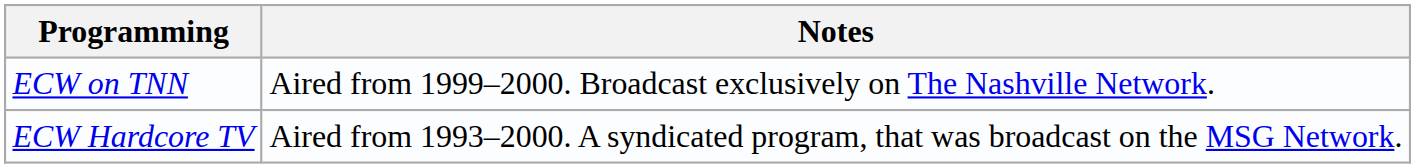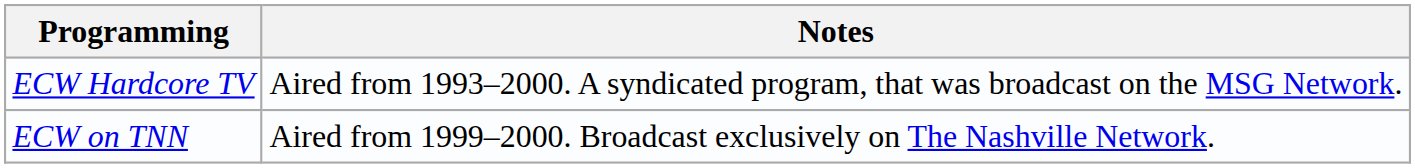rows swapped: (134, 136) <-> (100, 83)
